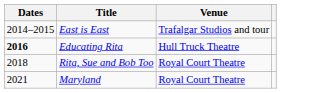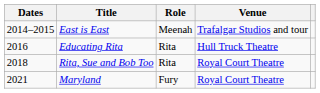+ column: (175, 12)
(17, 46) bold -> (17, 46) normal
